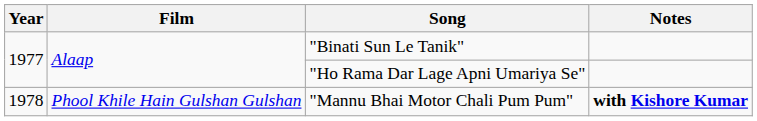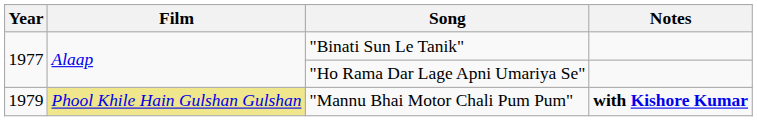(26, 101) 1978 -> (26, 101) 1979
(176, 101) no background -> (176, 101) khaki background
